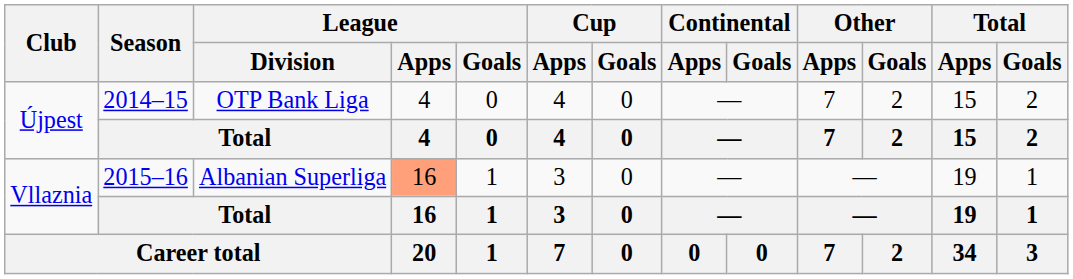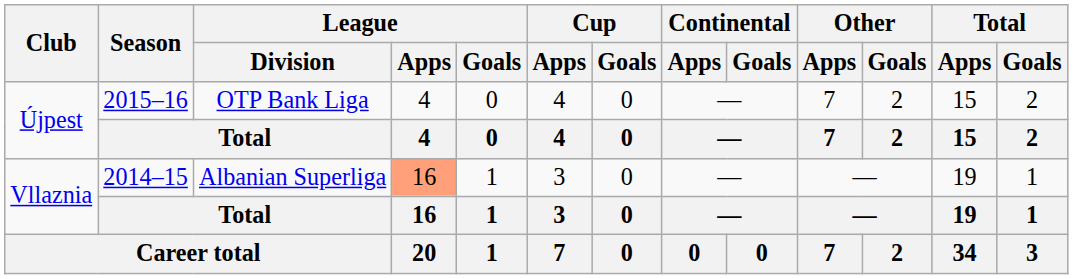(146, 100) 2014–15 -> (146, 100) 2015–16
(146, 176) 2015–16 -> (146, 176) 2014–15
